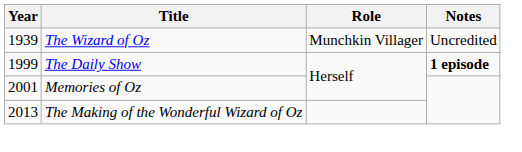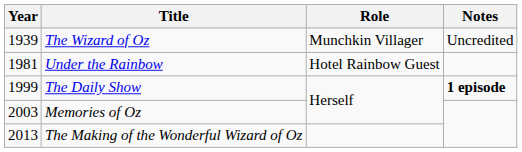+ row: (104, 64)
(23, 87) 2001 -> (23, 111) 2003
